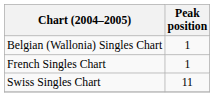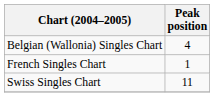(187, 45) 1 -> (187, 45) 4
